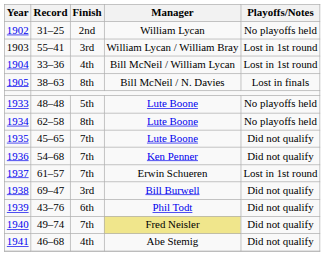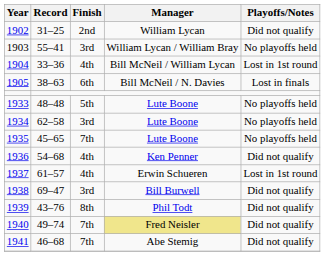(280, 30) No playoffs held -> (280, 30) Did not qualify
(280, 47) Lost in 1st round -> (280, 47) No playoffs held
(87, 82) 8th -> (87, 82) 6th
(87, 121) 8th -> (87, 121) 3rd
(280, 138) Did not qualify -> (280, 138) No playoffs held
(87, 156) 7th -> (87, 156) 4th
(87, 173) 7th -> (87, 173) 4th
(87, 207) 6th -> (87, 207) 8th
(87, 242) 4th -> (87, 242) 7th
